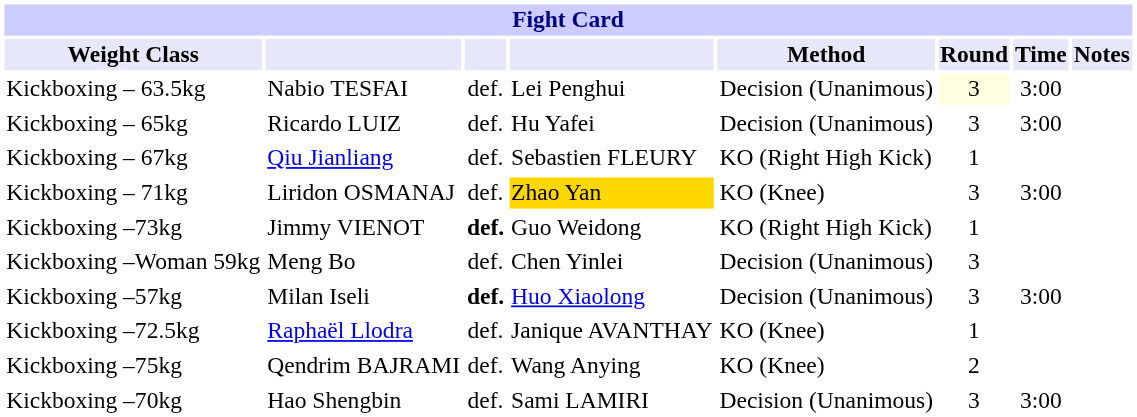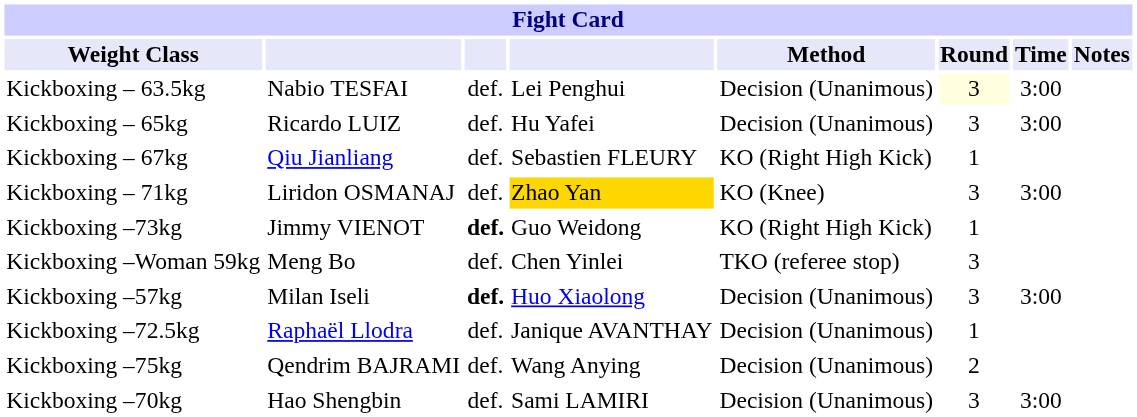(826, 261) Decision (Unanimous) -> (810, 261) TKO (referee stop)
(772, 331) KO (Knee) -> (826, 331) Decision (Unanimous)
(772, 365) KO (Knee) -> (826, 365) Decision (Unanimous)
